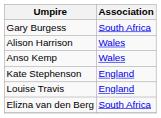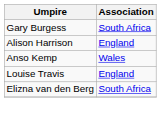(112, 43) Wales -> (116, 43) England
- row: (44, 74)
